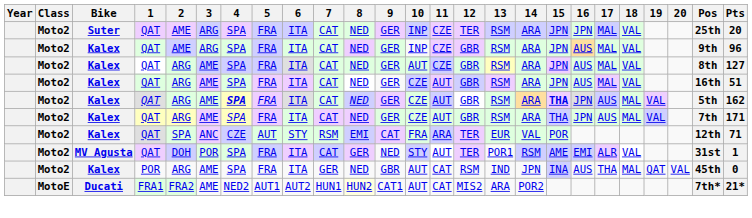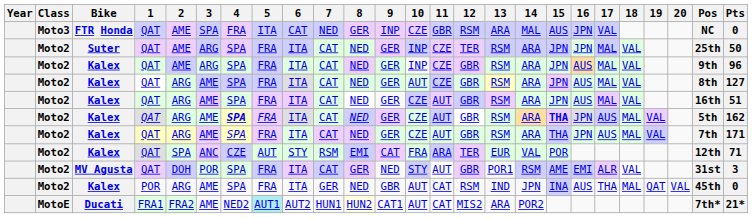+ row: (104, 30)
(735, 30) 20 -> (735, 48) 50
(470, 152) TER -> (470, 169) GBR
(735, 152) 1 -> (735, 169) 3
(267, 187) no background -> (267, 204) paleturquoise background
